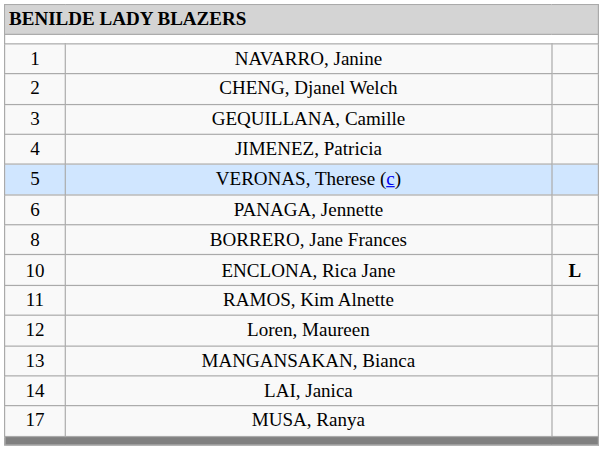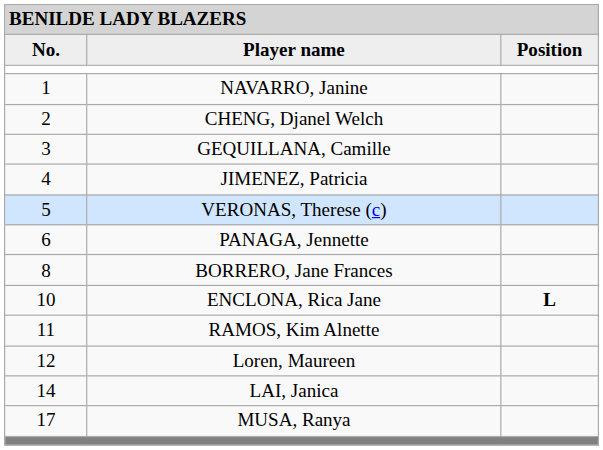+ row: (46, 49)
- row: (35, 360)
